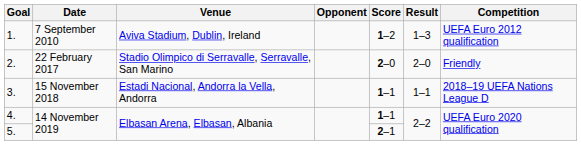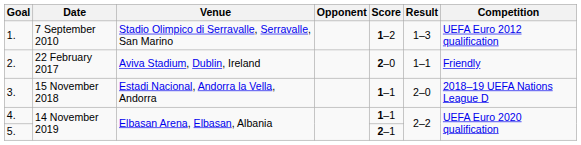(190, 35) Aviva Stadium, Dublin, Ireland -> (215, 35) Stadio Olimpico di Serravalle, Serravalle, San Marino
(215, 64) Stadio Olimpico di Serravalle, Serravalle, San Marino -> (190, 64) Aviva Stadium, Dublin, Ireland
(422, 64) 2–0 -> (422, 64) 1–1
(422, 92) 1–1 -> (422, 92) 2–0
